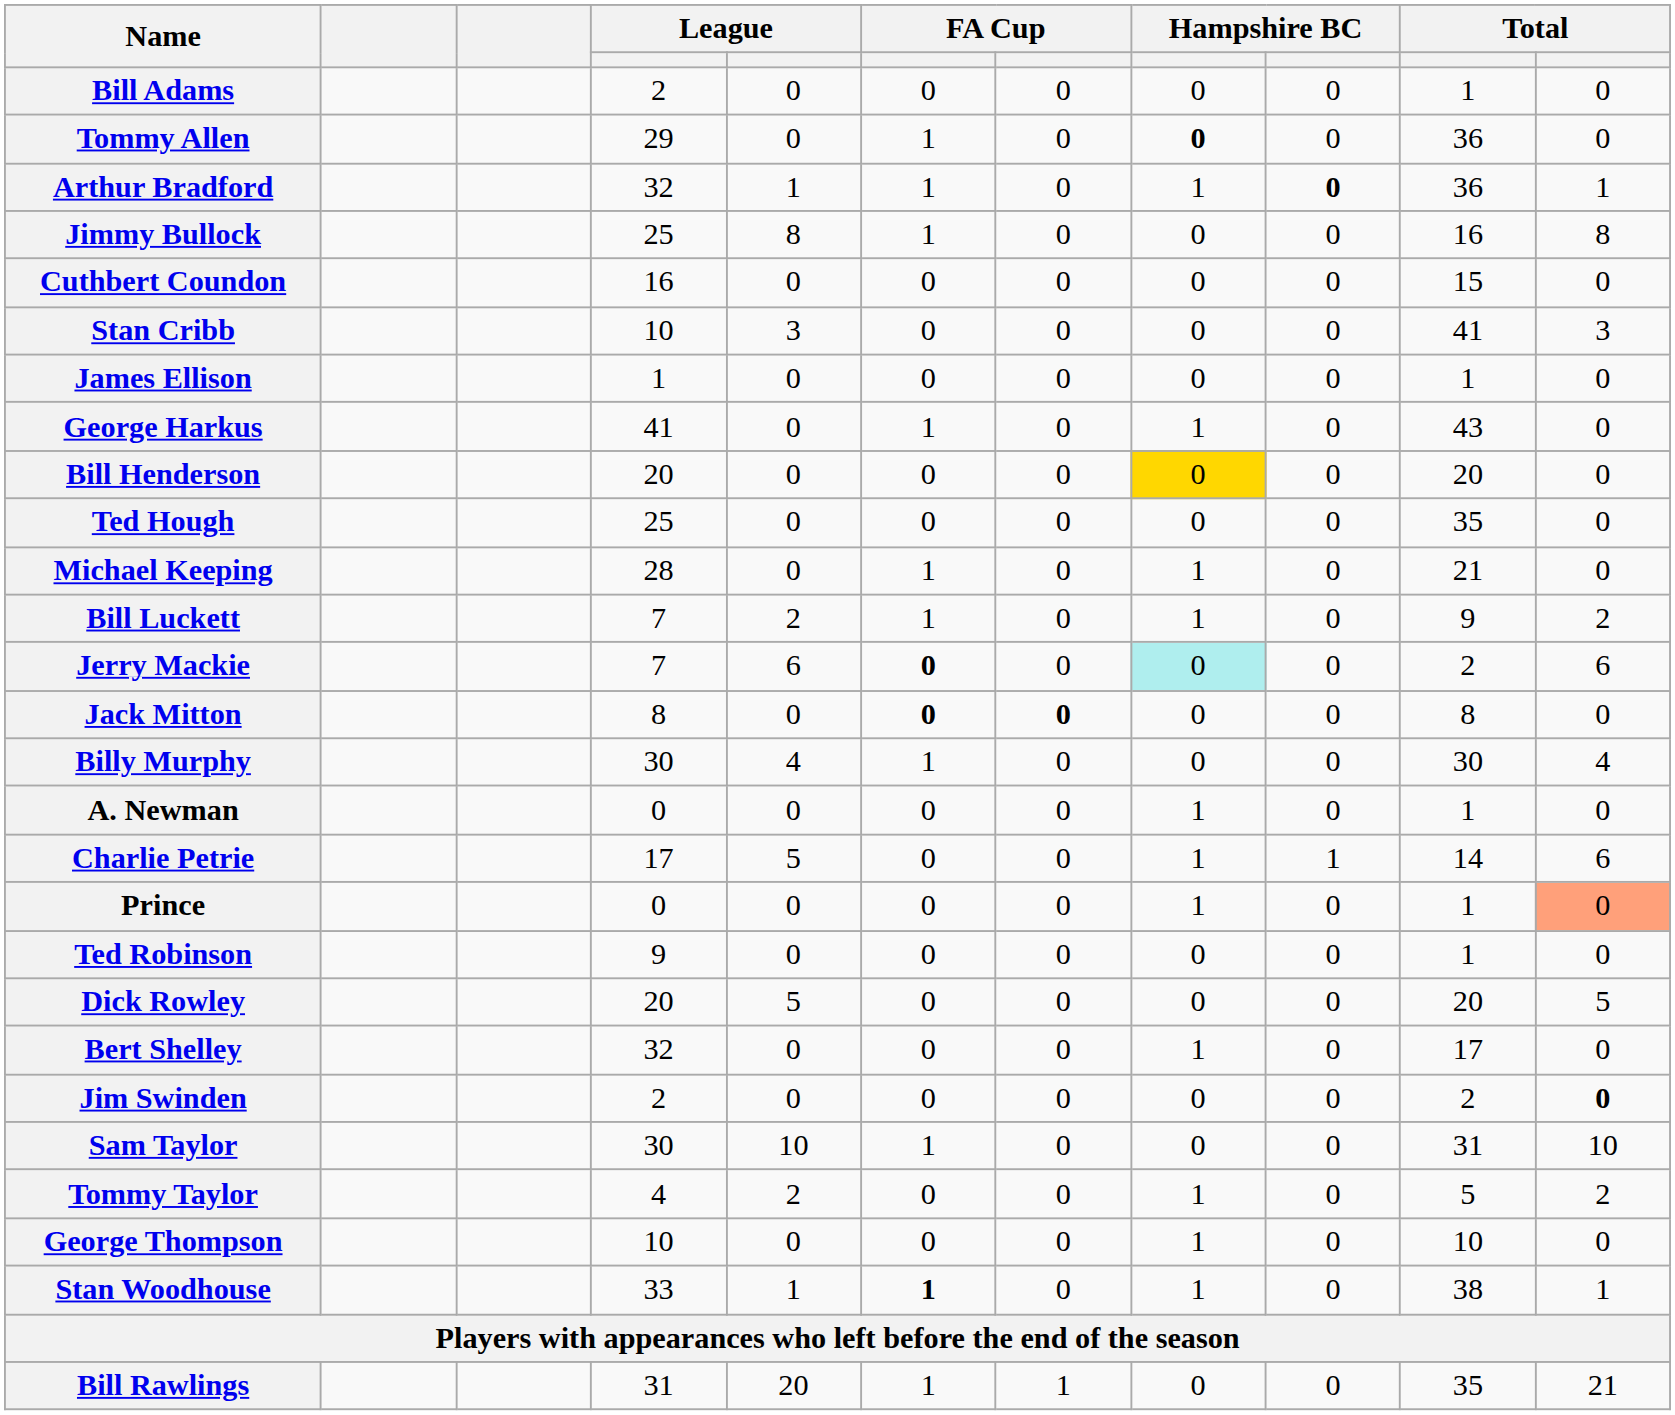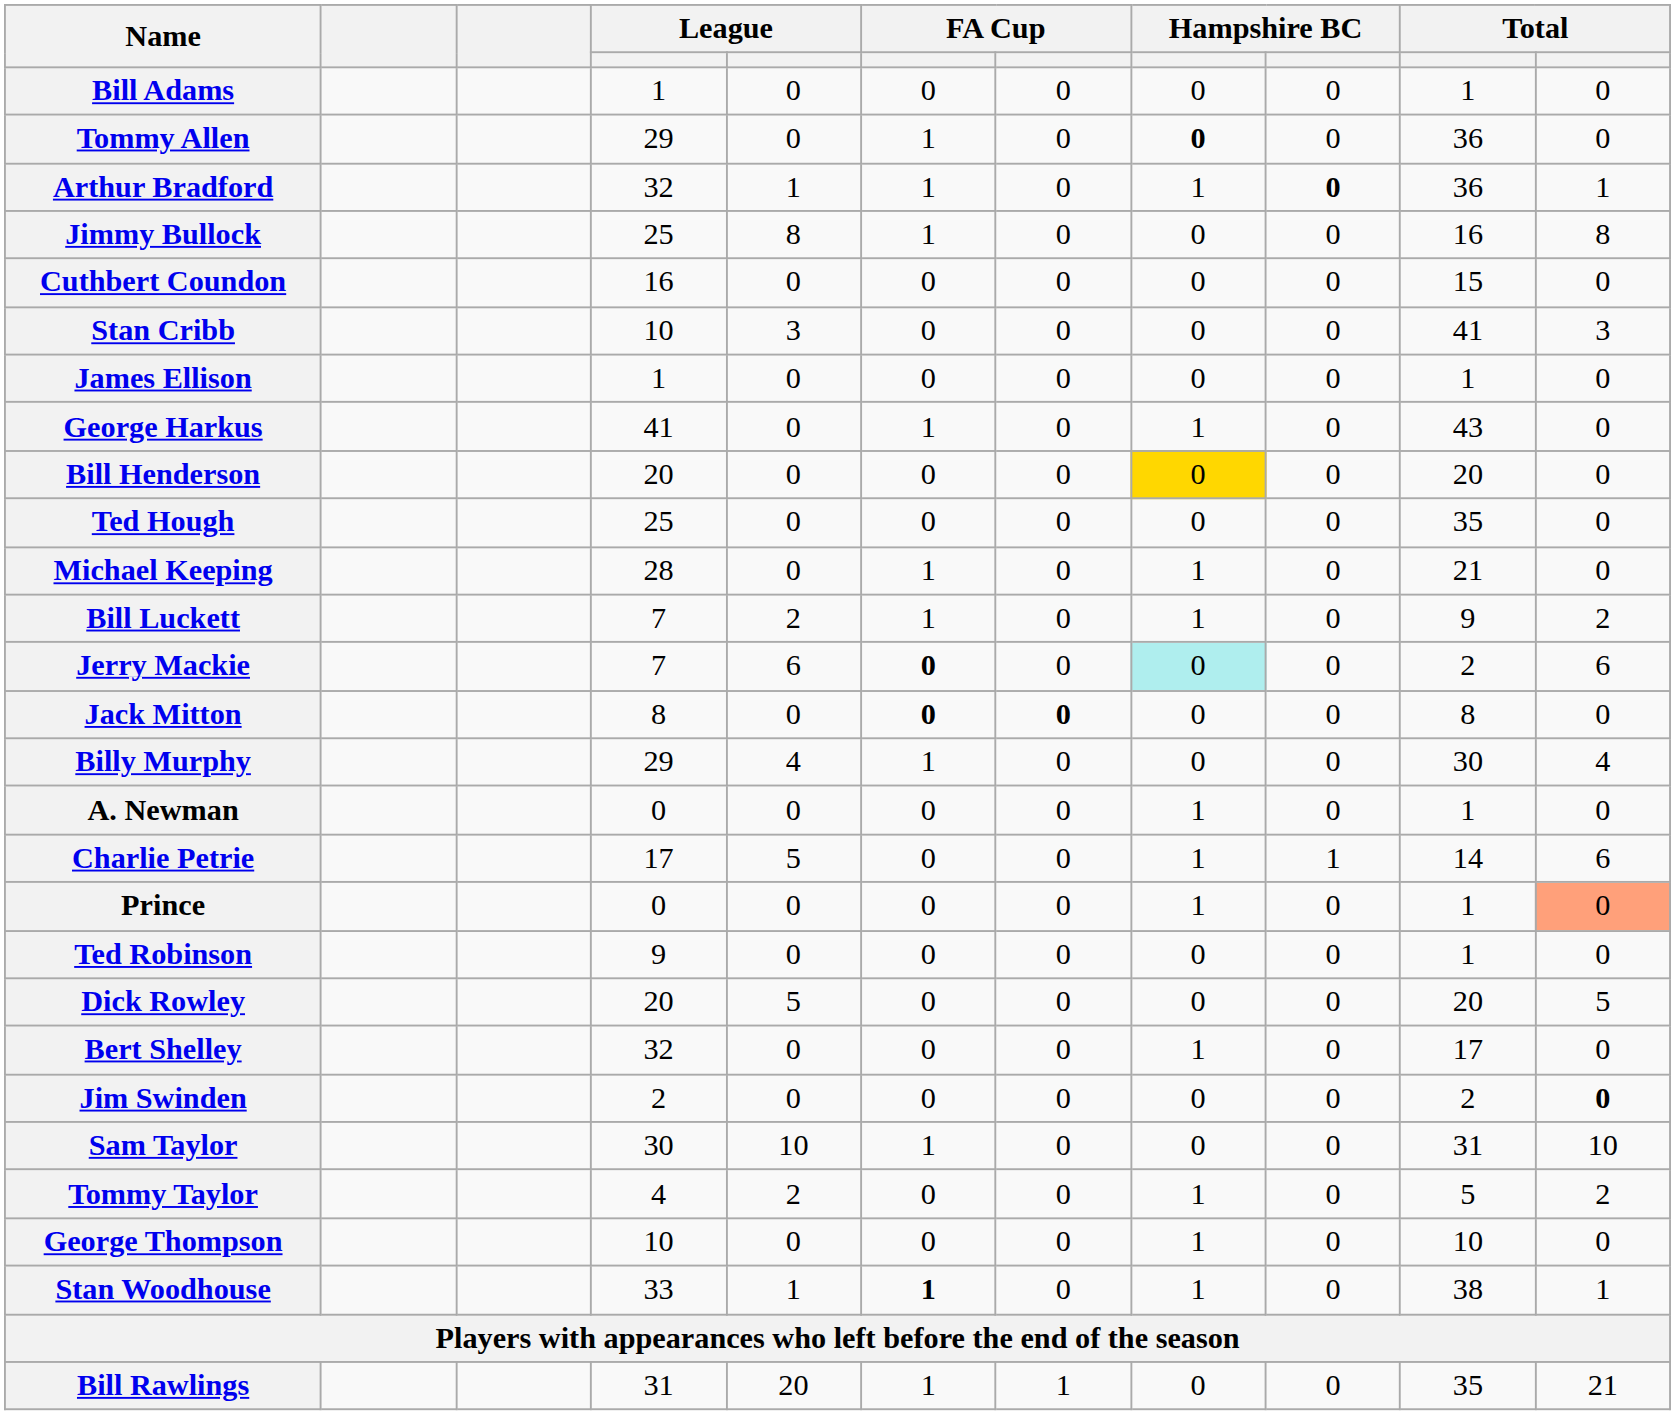(659, 90) 2 -> (659, 90) 1
(659, 761) 30 -> (659, 761) 29
